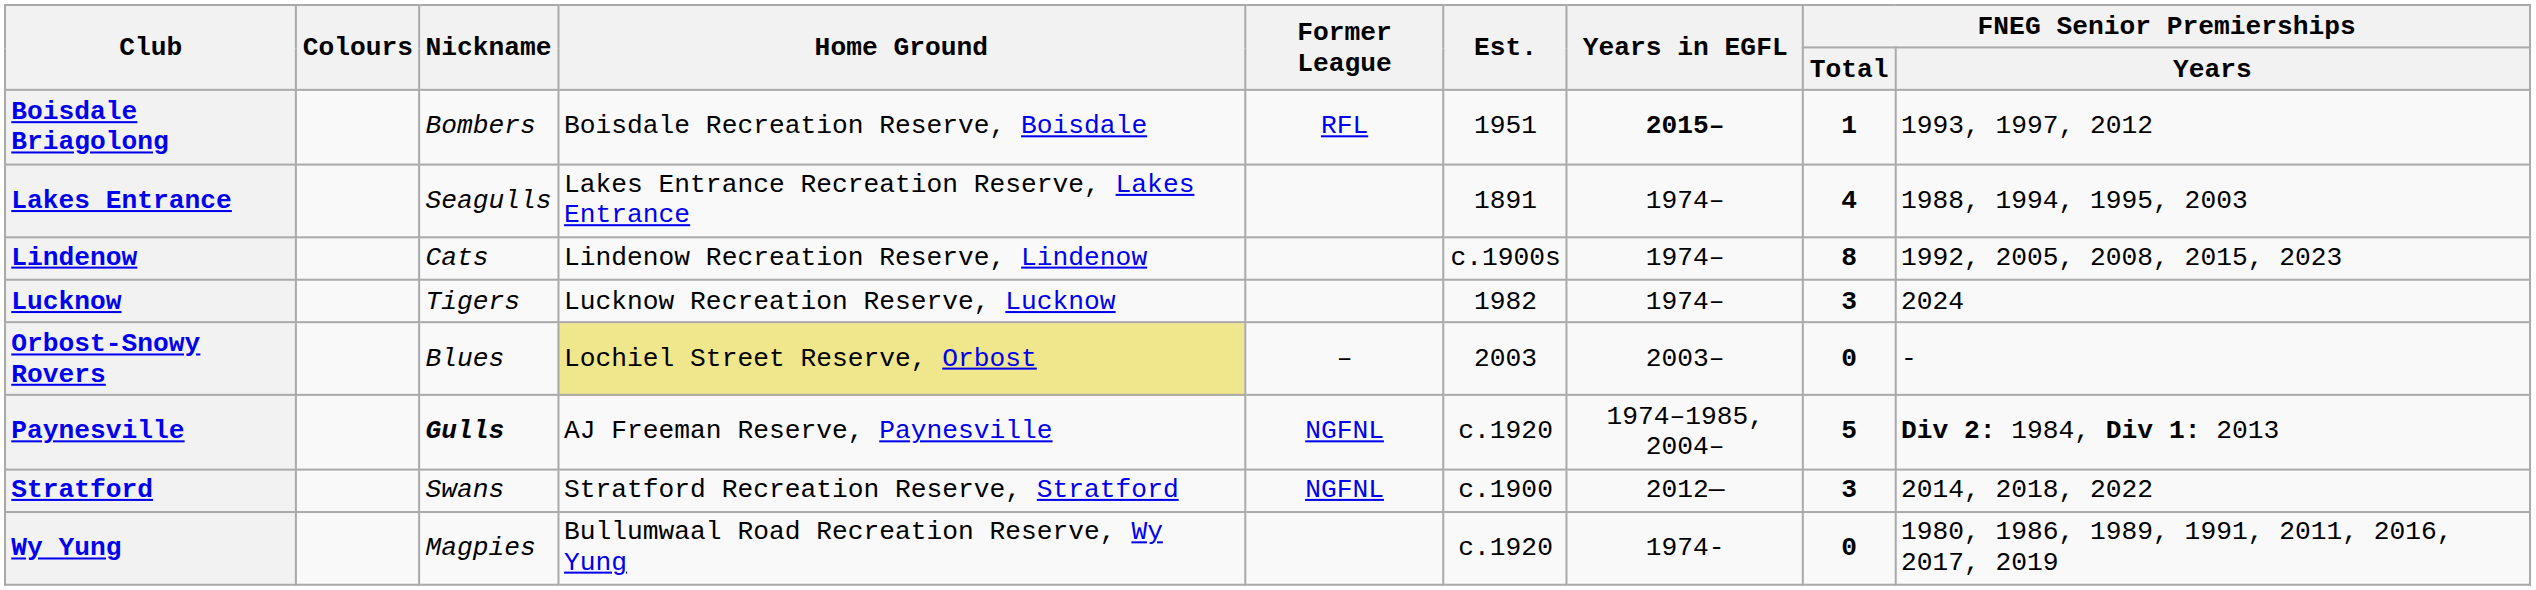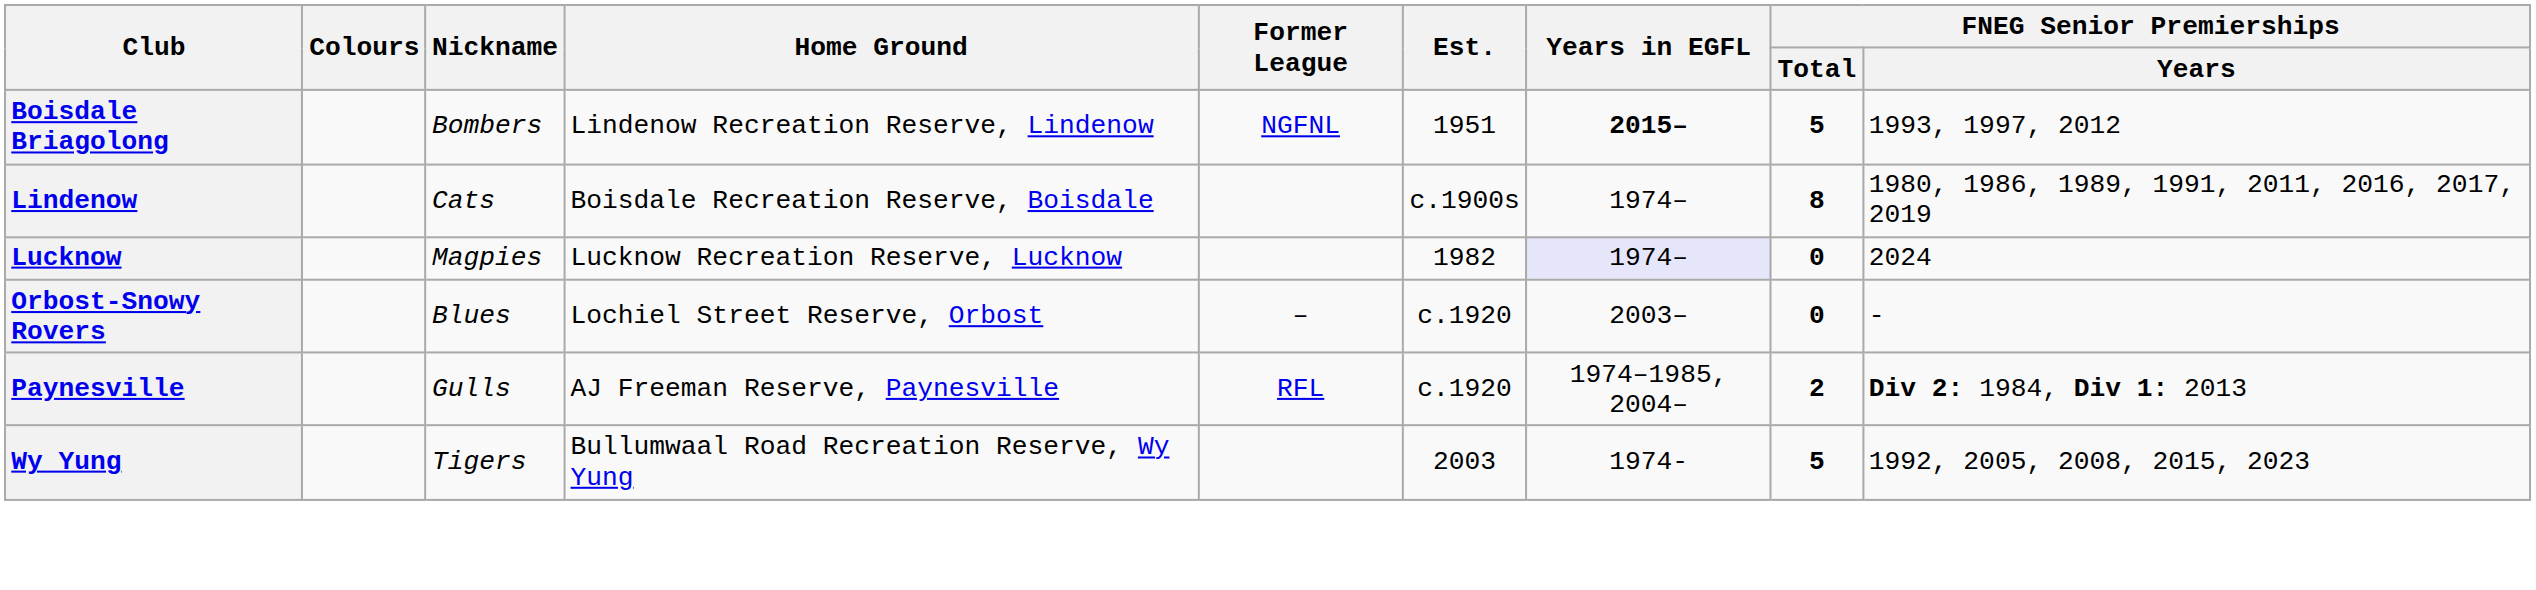(856, 127) Boisdale Recreation Reserve, Boisdale -> (862, 127) Lindenow Recreation Reserve, Lindenow
(1345, 127) RFL -> (1301, 127) NGFNL
(1849, 127) 1 -> (1817, 127) 5
- row: (122, 200)
(856, 258) Lindenow Recreation Reserve, Lindenow -> (862, 200) Boisdale Recreation Reserve, Boisdale
(2122, 258) 1992, 2005, 2008, 2015, 2023 -> (2192, 200) 1980, 1986, 1989, 1991, 2011, 2016, 2017, 2019
(473, 301) Tigers -> (487, 258) Magpies
(1685, 301) no background -> (1649, 258) lavender background
(1849, 301) 3 -> (1817, 258) 0
(800, 359) khaki background -> (807, 316) no background
(1506, 359) 2003 -> (1465, 316) c.1920
(465, 432) bold -> (471, 389) normal
(1345, 432) NGFNL -> (1301, 389) RFL
(1849, 432) 5 -> (1817, 389) 2
- row: (82, 490)
(481, 548) Magpies -> (479, 462) Tigers
(1506, 548) c.1920 -> (1465, 462) 2003
(1849, 548) 0 -> (1817, 462) 5
(2177, 548) 1980, 1986, 1989, 1991, 2011, 2016, 2017, 2019 -> (2089, 462) 1992, 2005, 2008, 2015, 2023
